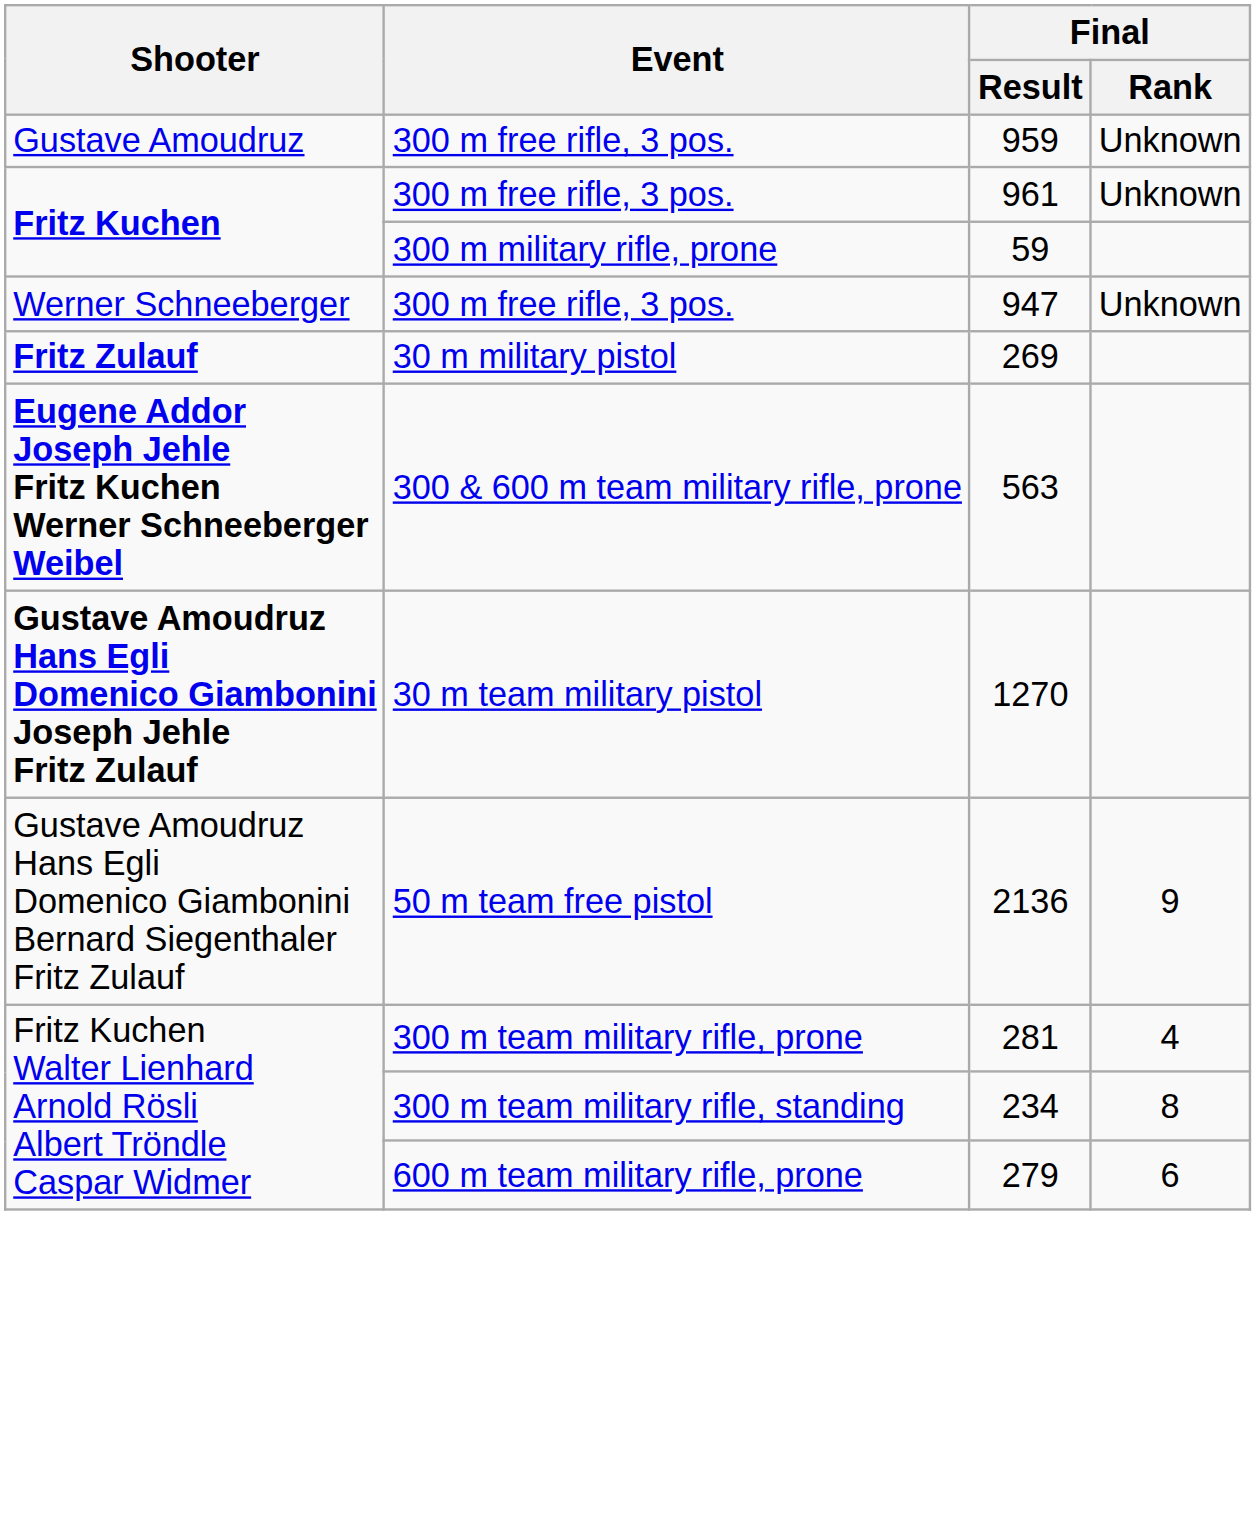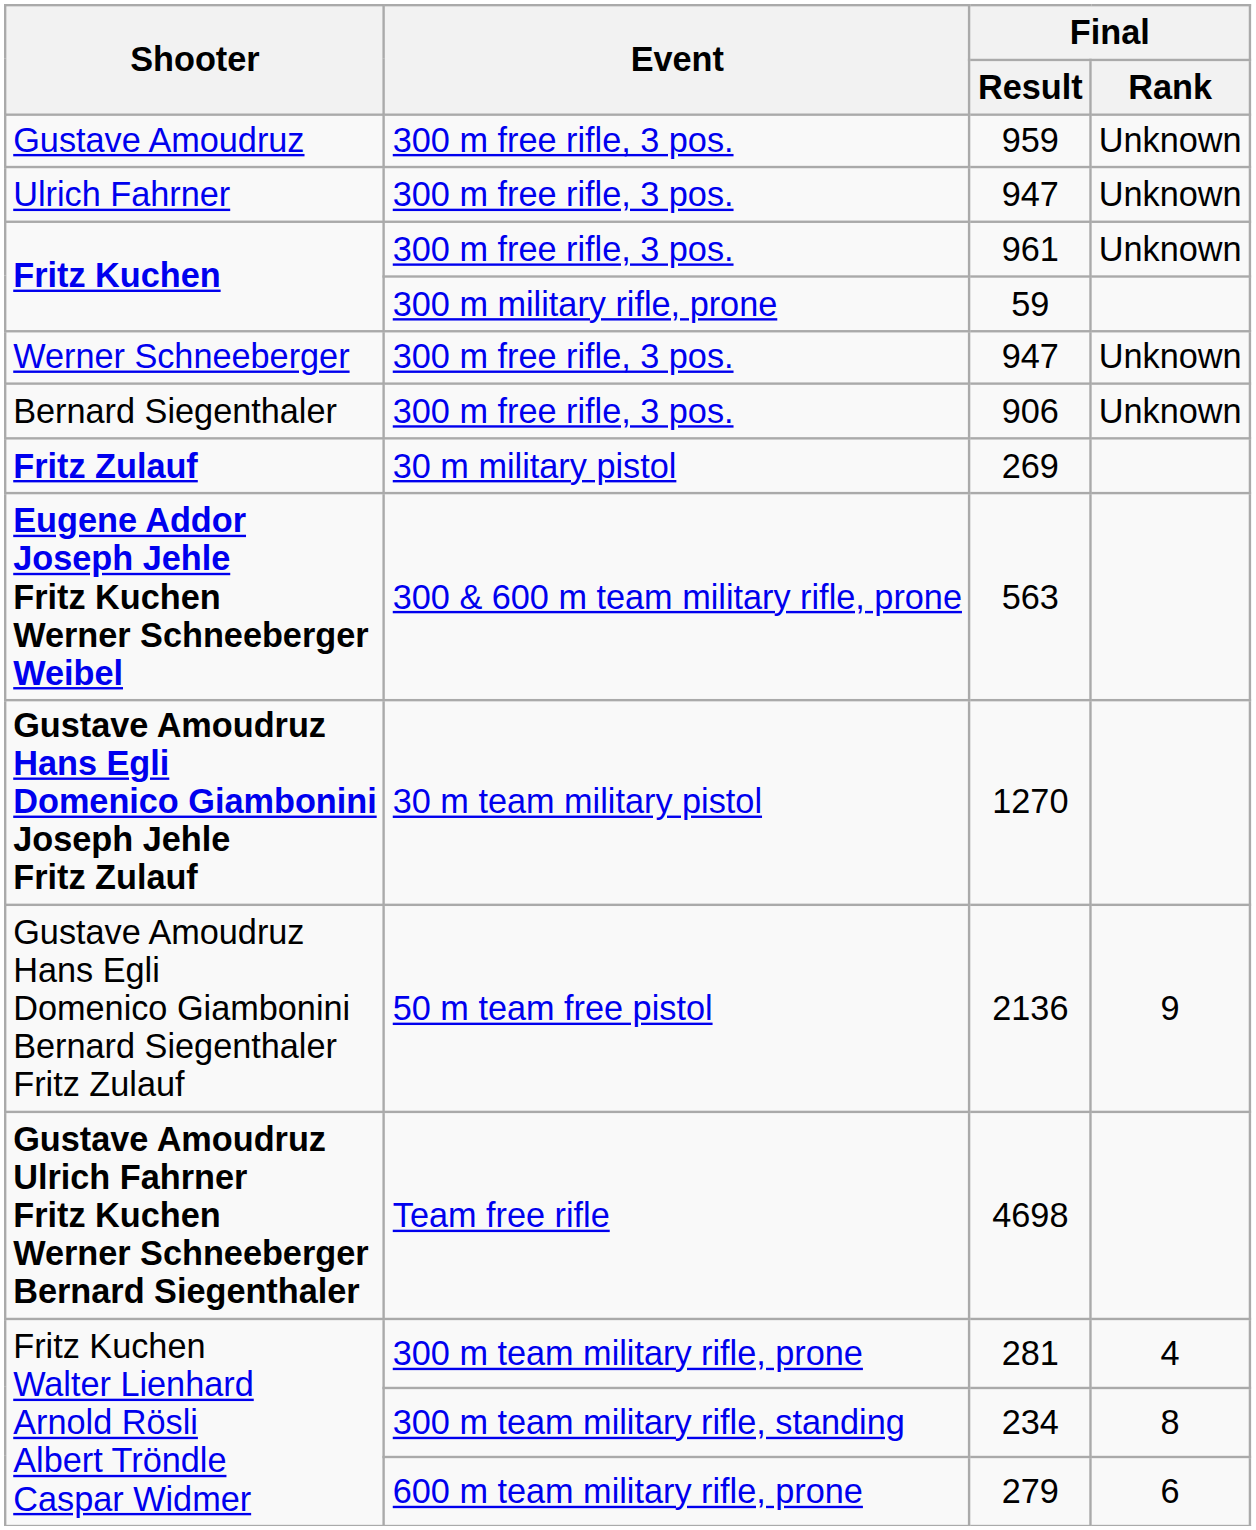+ row: (122, 195)
+ row: (175, 412)
+ row: (191, 1216)
